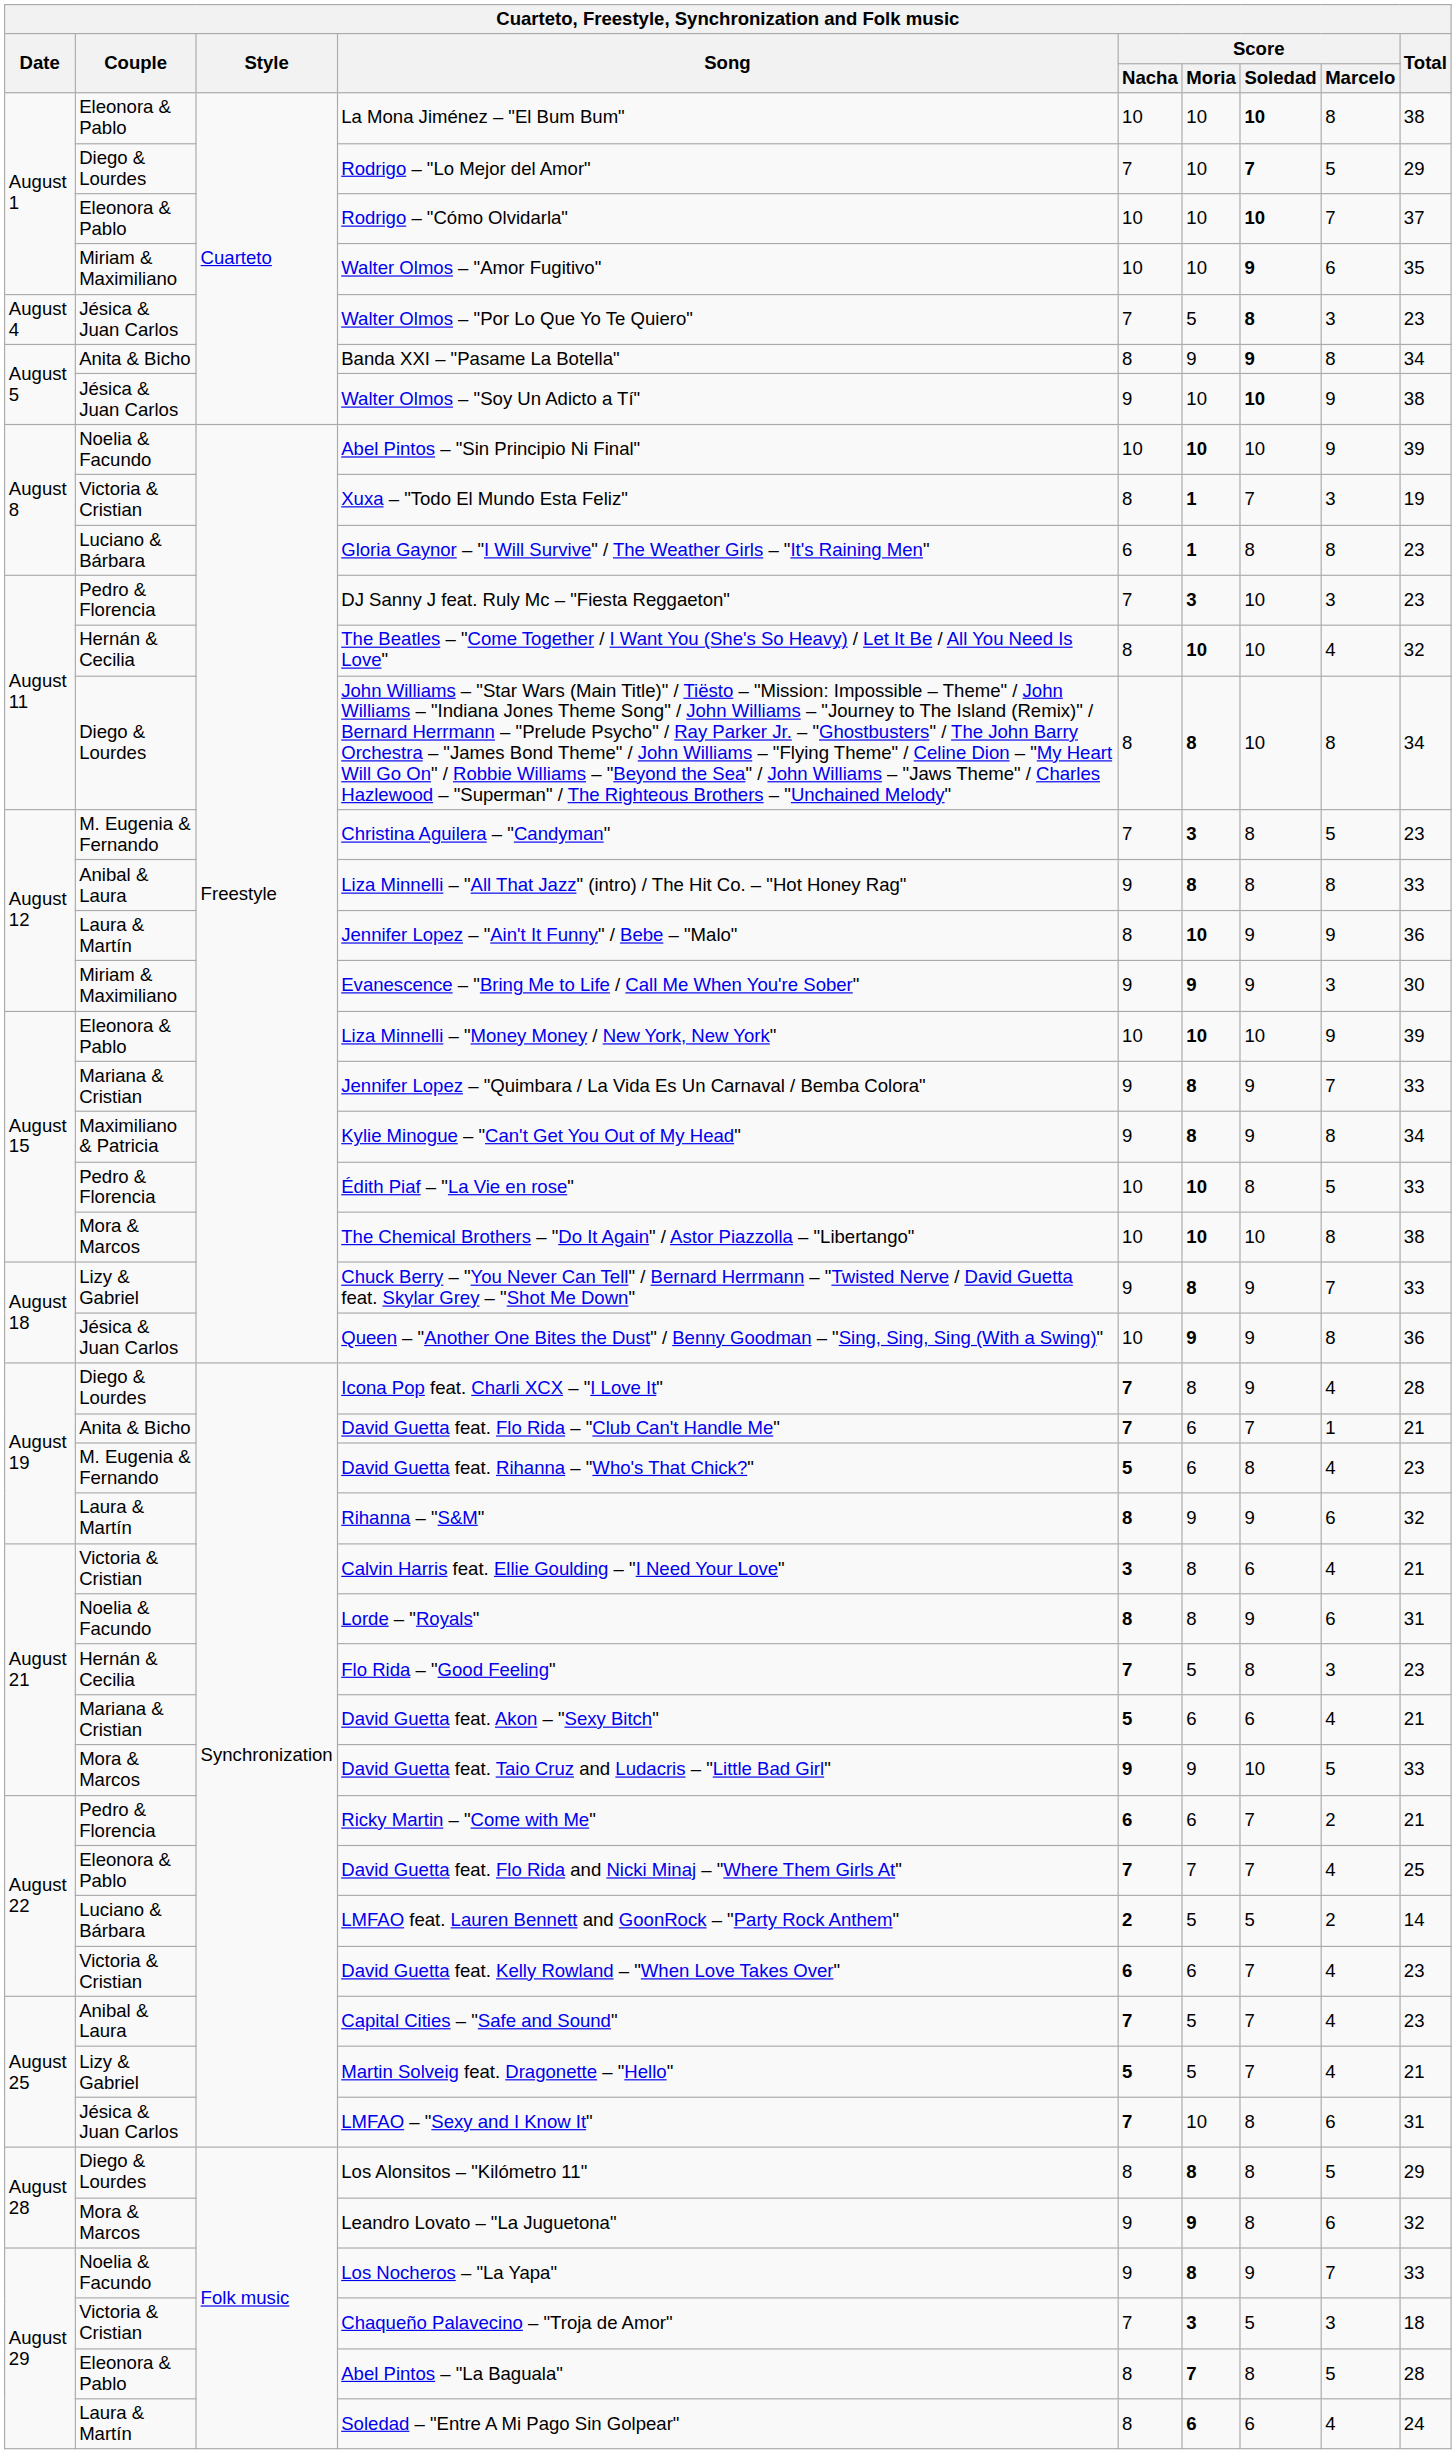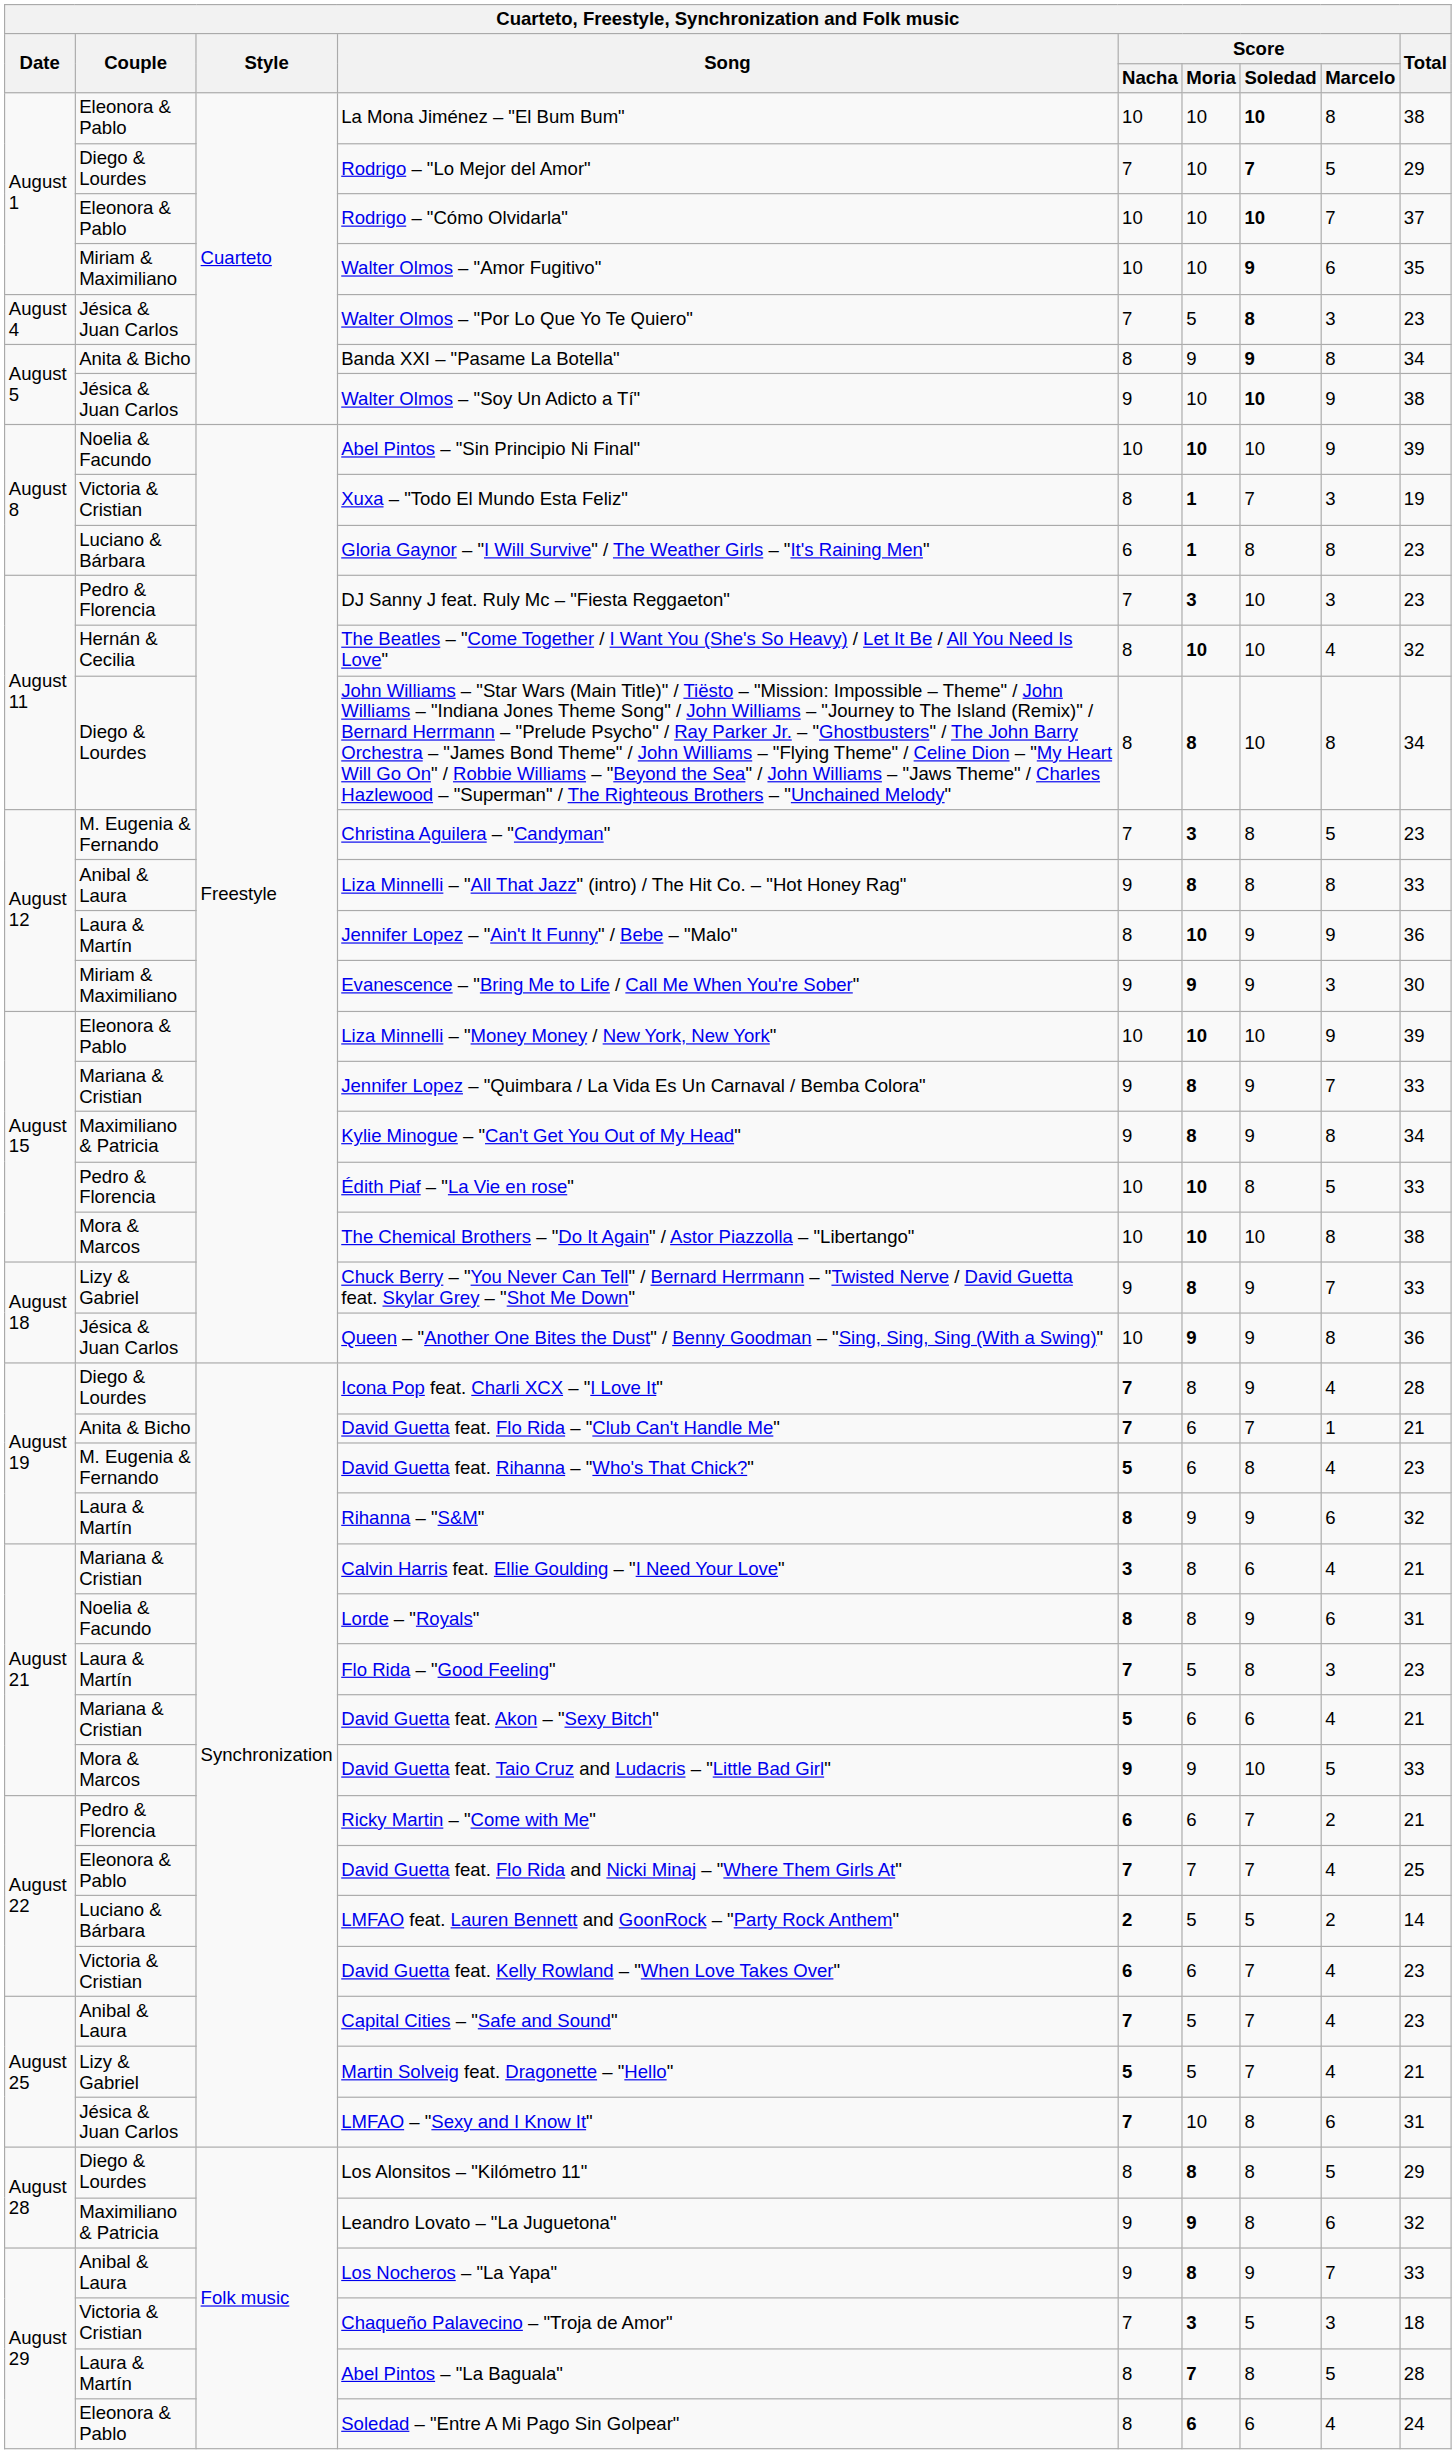(119, 1568) Victoria & Cristian -> (121, 1568) Mariana & Cristian
(118, 1669) Hernán & Cecilia -> (112, 1669) Laura & Martín
(110, 2222) Mora & Marcos -> (128, 2222) Maximiliano & Patricia
(115, 2272) Noelia & Facundo -> (114, 2272) Anibal & Laura
(125, 2373) Eleonora & Pablo -> (112, 2373) Laura & Martín
(112, 2423) Laura & Martín -> (125, 2423) Eleonora & Pablo
